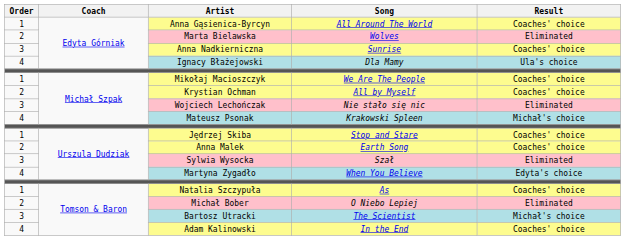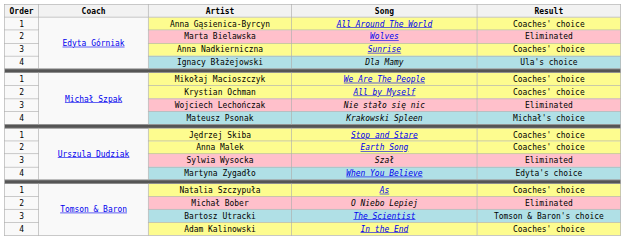(549, 216) Michał's choice -> (549, 216) Tomson & Baron's choice
